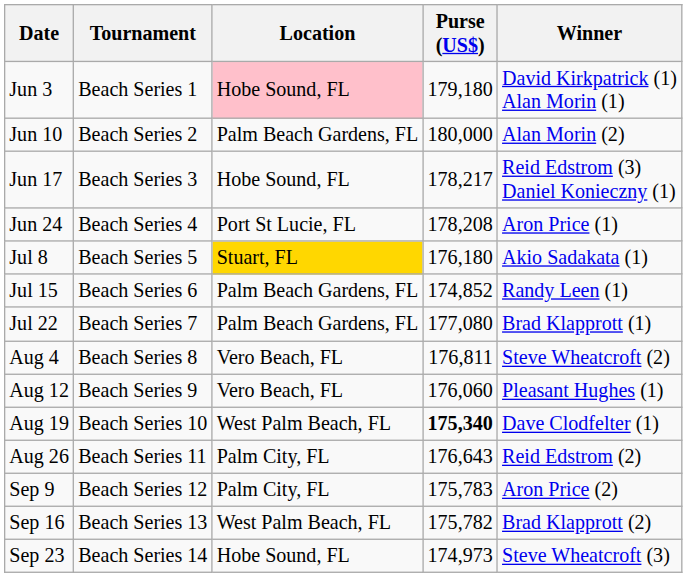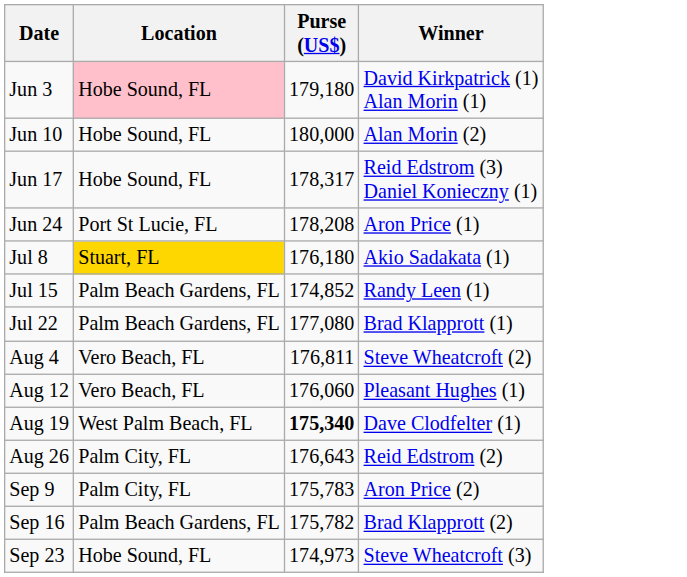- column: (143, 33)
(317, 134) Palm Beach Gardens, FL -> (145, 134) Hobe Sound, FL
(460, 179) 178,217 -> (322, 179) 178,317
(304, 522) West Palm Beach, FL -> (179, 522) Palm Beach Gardens, FL
